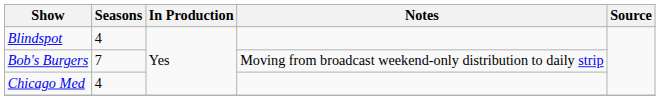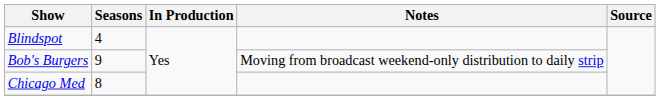(98, 60) 7 -> (98, 60) 9
(98, 83) 4 -> (98, 83) 8
